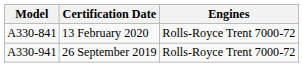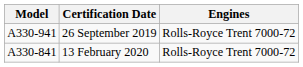rows swapped: (105, 33) <-> (109, 52)
